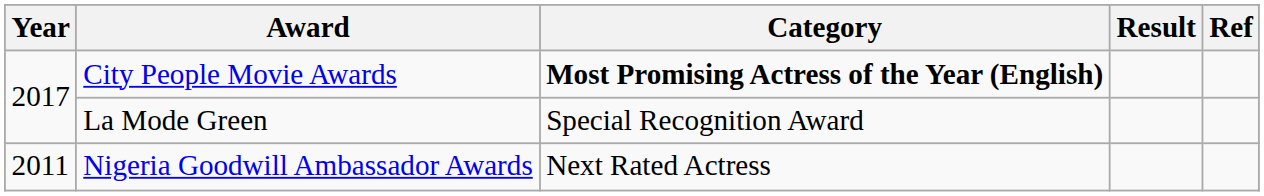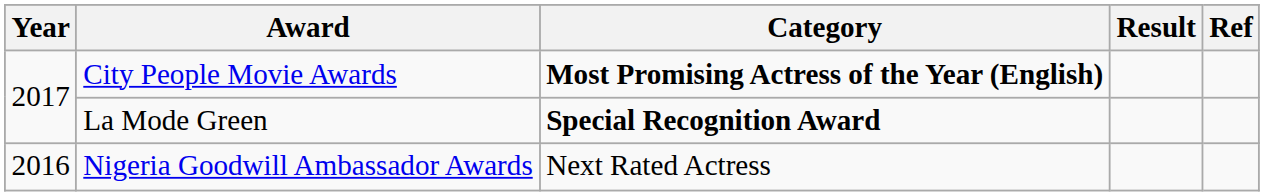(705, 119) normal -> (713, 119) bold
(40, 166) 2011 -> (41, 166) 2016
